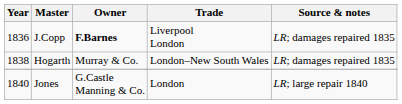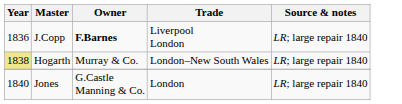(334, 36) LR; damages repaired 1835 -> (321, 36) LR; large repair 1840
(18, 60) no background -> (18, 60) khaki background
(334, 60) LR; damages repaired 1835 -> (321, 60) LR; large repair 1840
